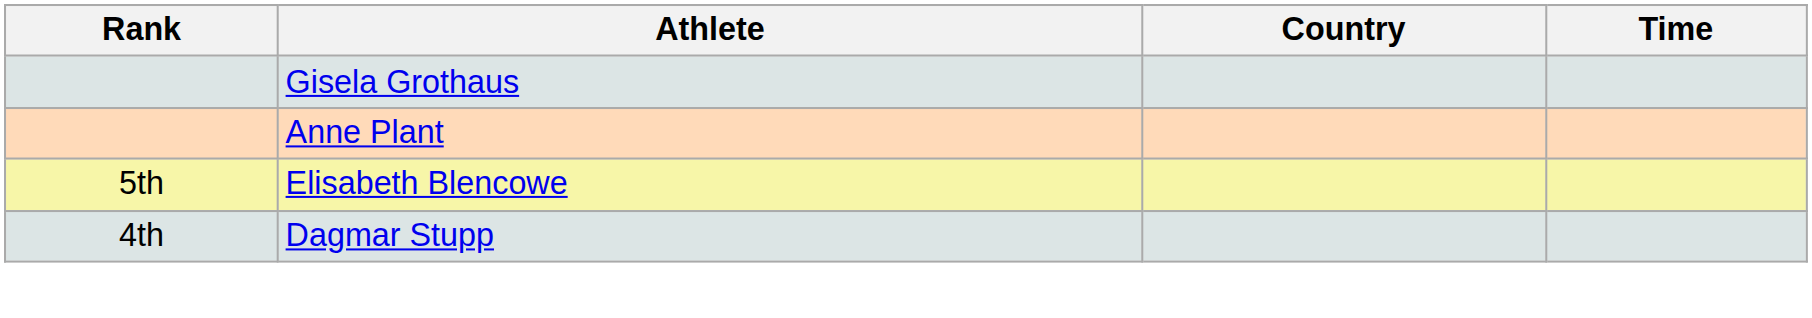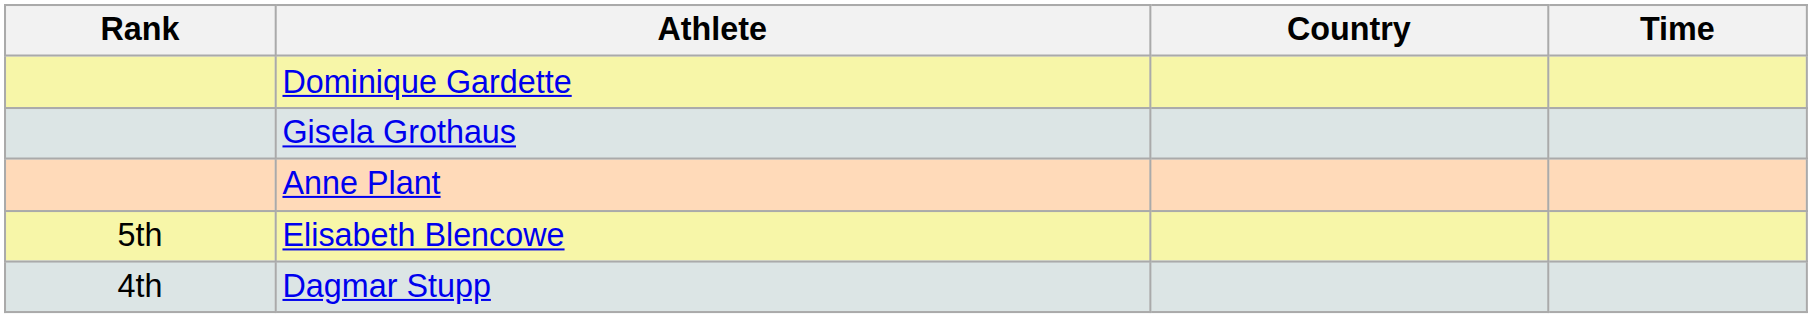+ row: (427, 81)
